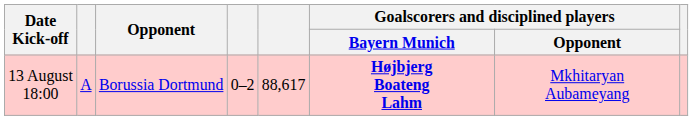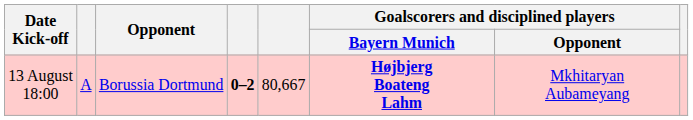(243, 85) normal -> (243, 85) bold
(284, 85) 88,617 -> (284, 85) 80,667
